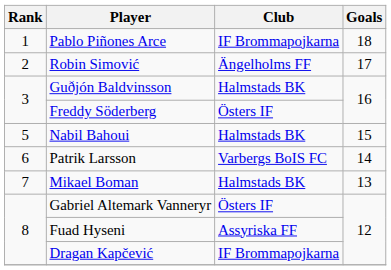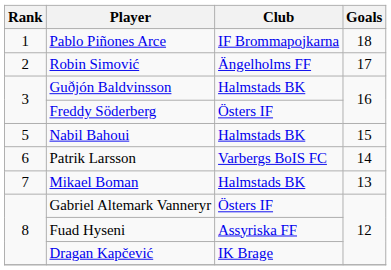(279, 253) IF Brommapojkarna -> (246, 253) IK Brage
